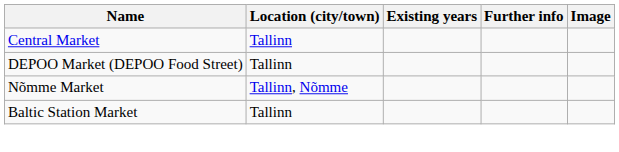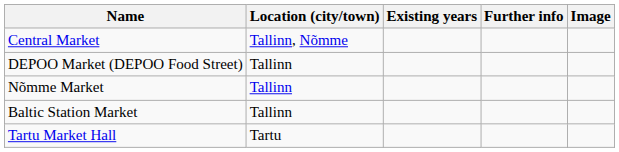(271, 40) Tallinn -> (299, 40) Tallinn, Nõmme
(299, 87) Tallinn, Nõmme -> (271, 87) Tallinn
+ row: (62, 135)
